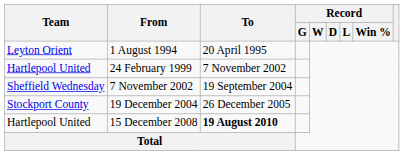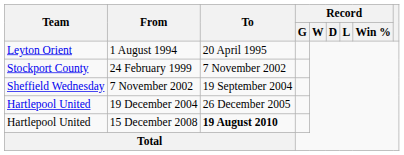(49, 68) Hartlepool United -> (48, 68) Stockport County
(48, 104) Stockport County -> (49, 104) Hartlepool United
